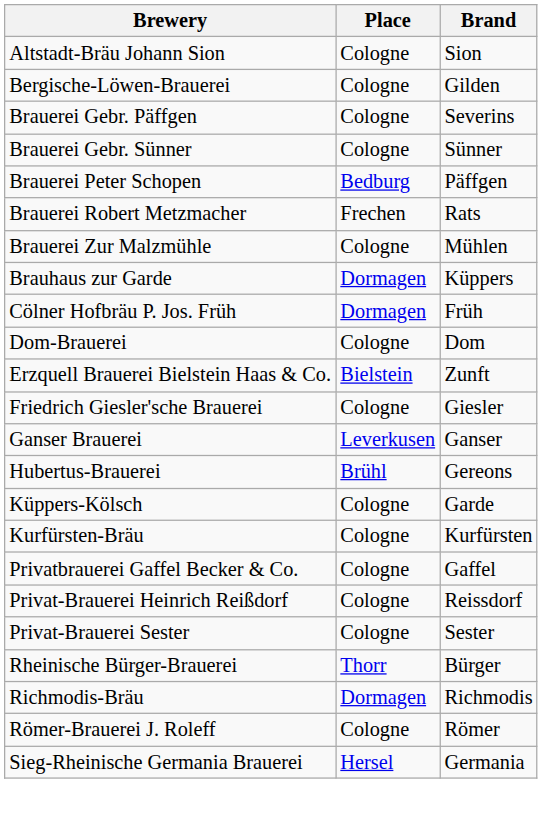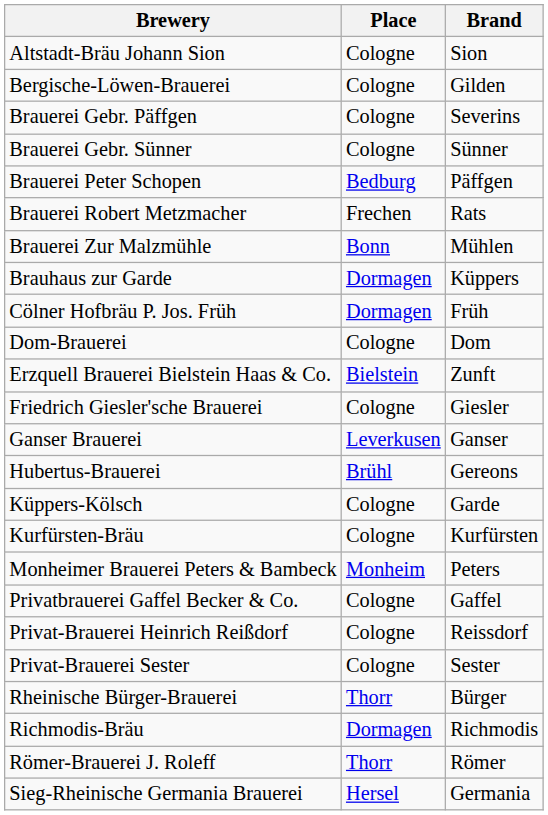(375, 246) Cologne -> (368, 246) Bonn
+ row: (173, 568)
(375, 729) Cologne -> (369, 761) Thorr
